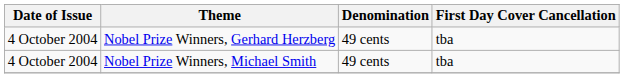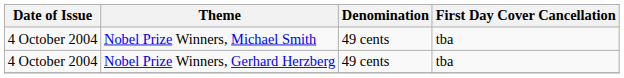rows swapped: (220, 38) <-> (210, 61)
